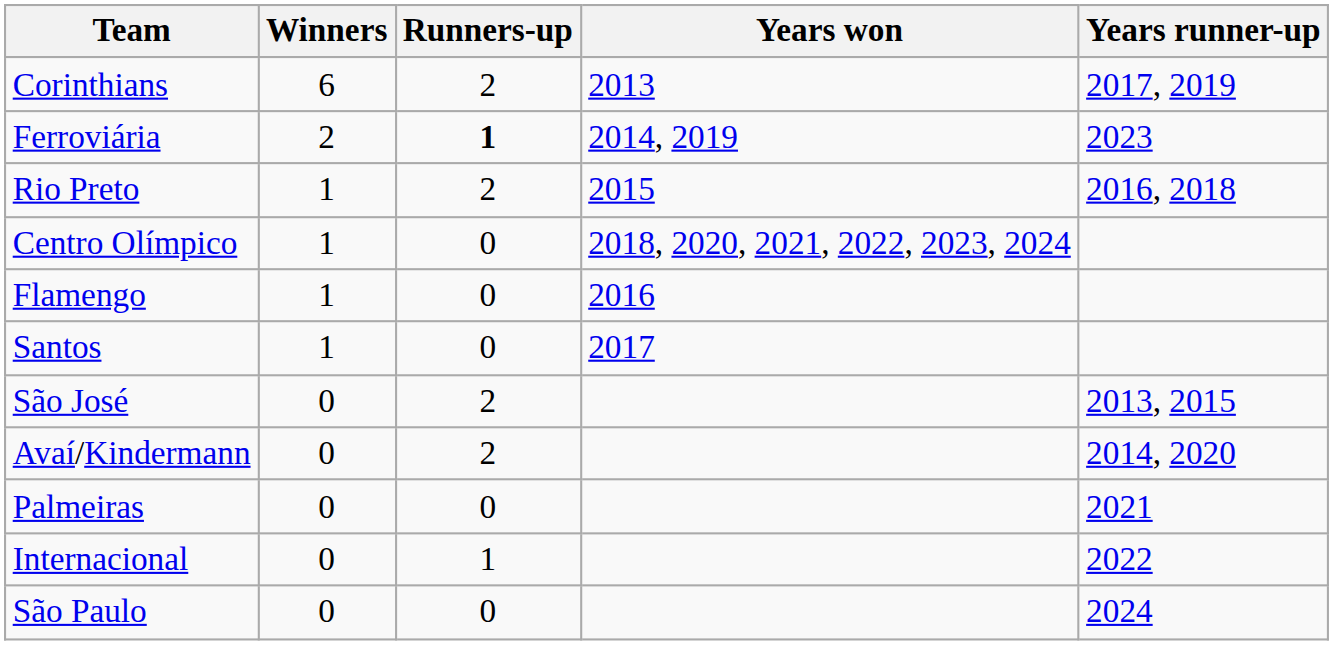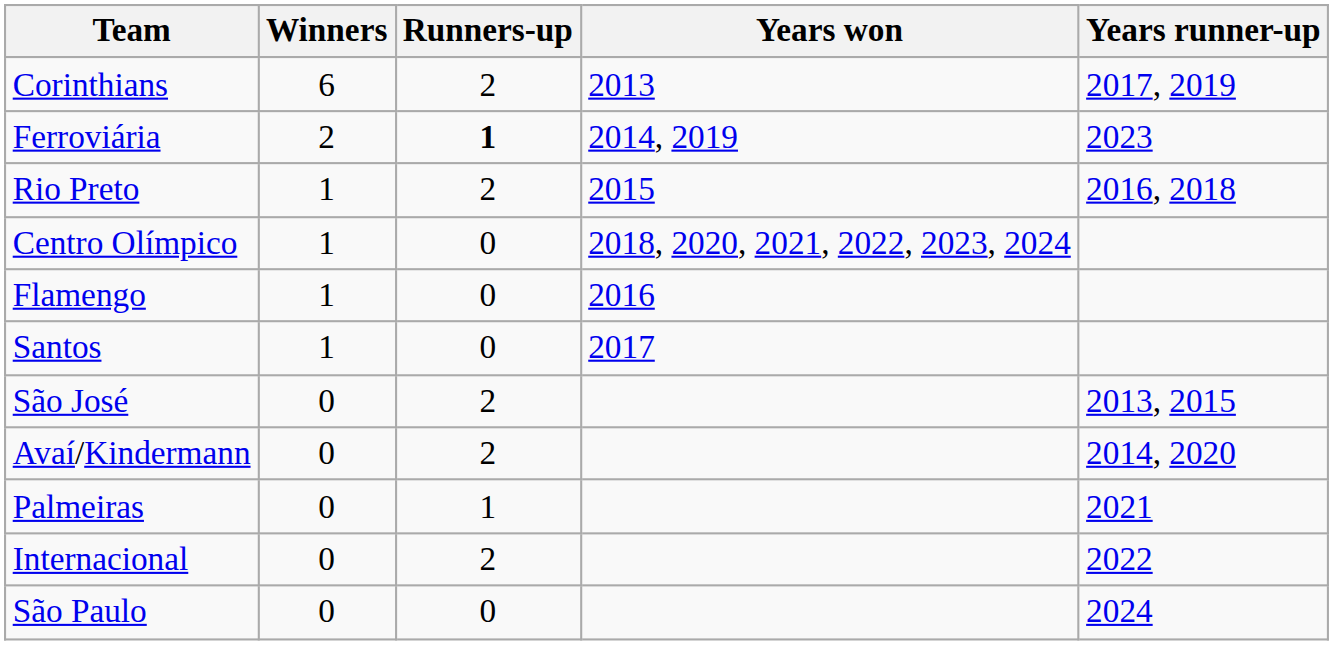(488, 505) 0 -> (488, 505) 1
(488, 558) 1 -> (488, 558) 2
